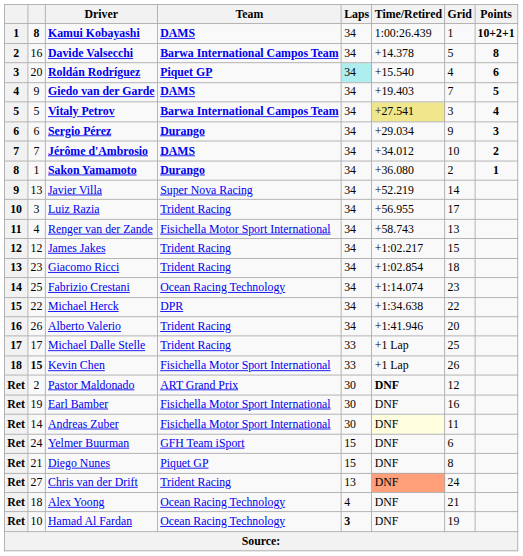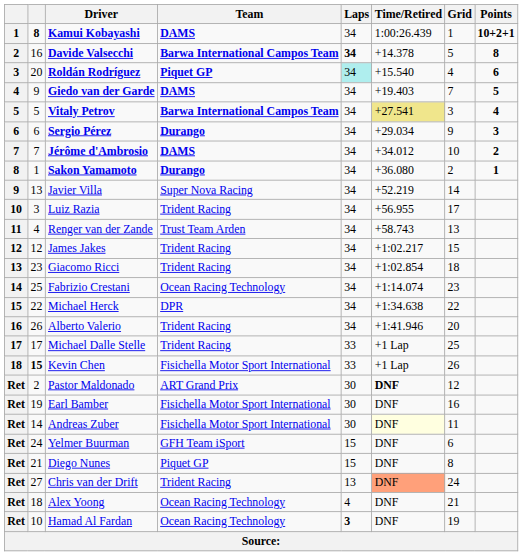(350, 52) normal -> (350, 52) bold
(245, 228) Fisichella Motor Sport International -> (203, 228) Trust Team Arden
